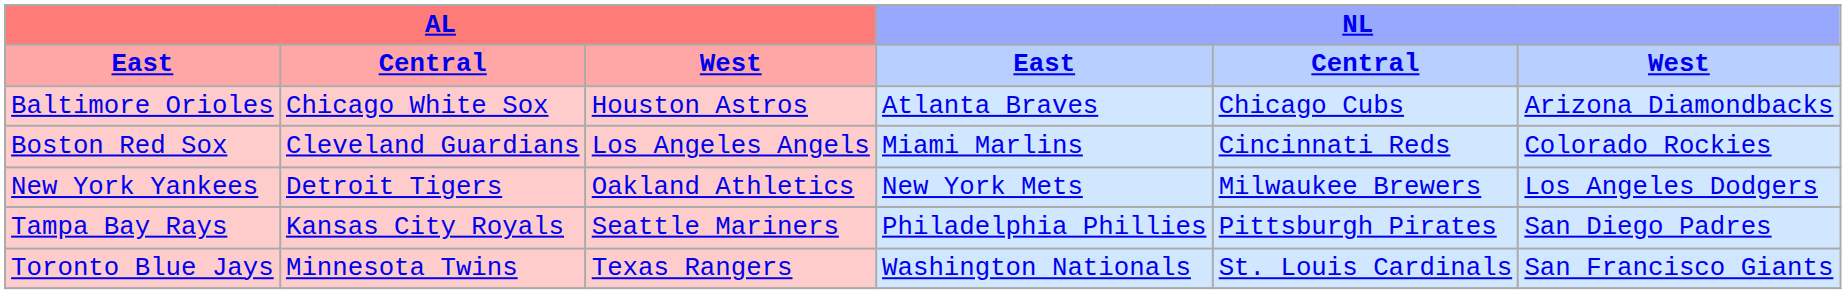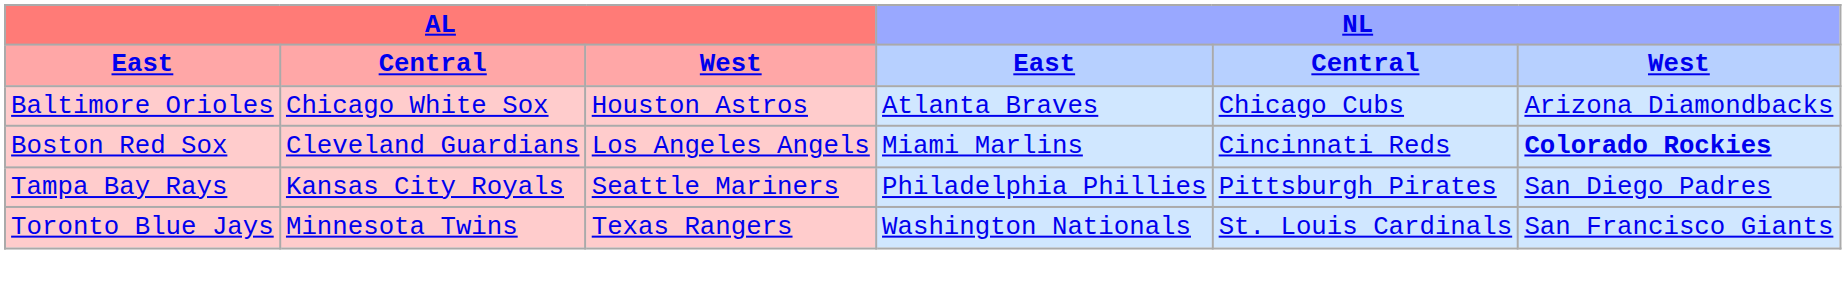(1648, 146) normal -> (1648, 146) bold
- row: (135, 186)
